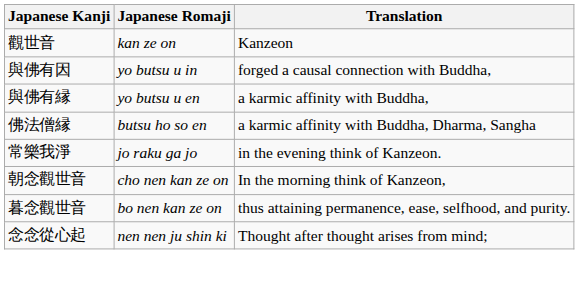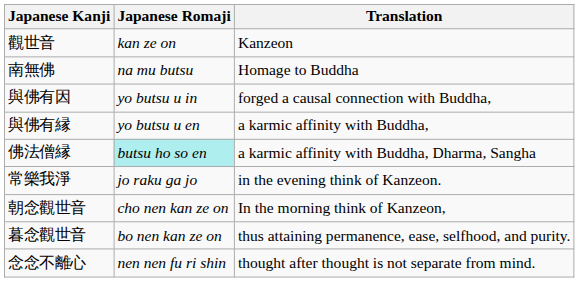+ row: (31, 69)
(162, 125) no background -> (162, 152) paleturquoise background
- row: (47, 235)
+ row: (47, 262)
